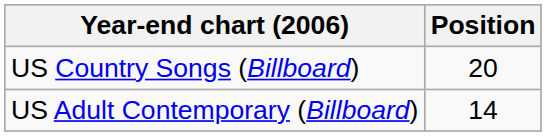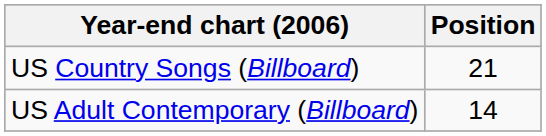(483, 67) 20 -> (483, 67) 21
